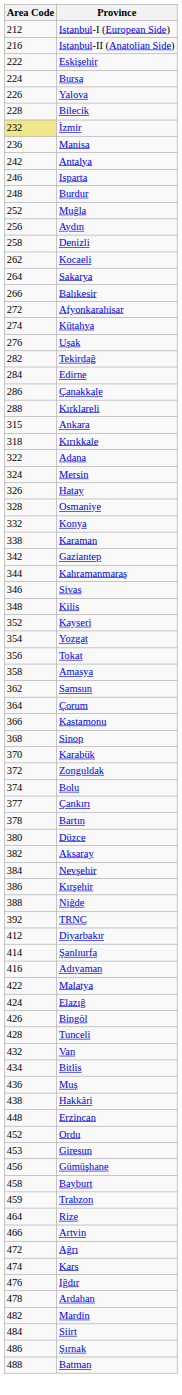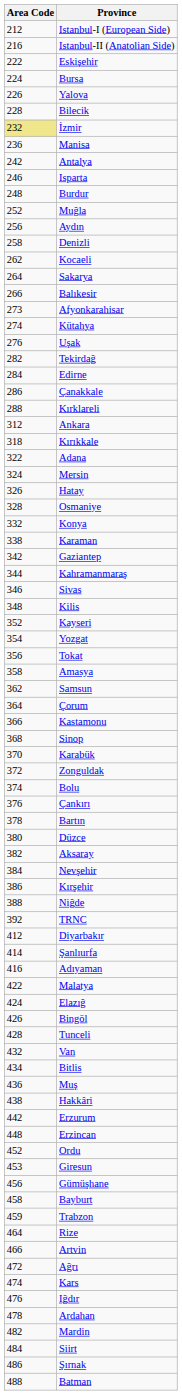(15, 309) 272 -> (15, 309) 273
(15, 425) 315 -> (15, 425) 312
(15, 804) 377 -> (15, 804) 376
+ row: (77, 1117)
